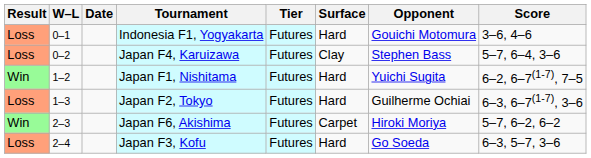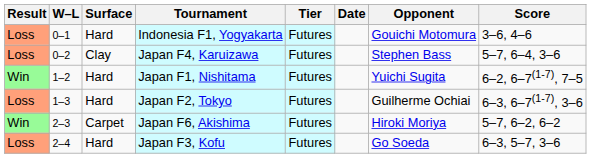columns swapped: (99, 14) <-> (342, 14)
